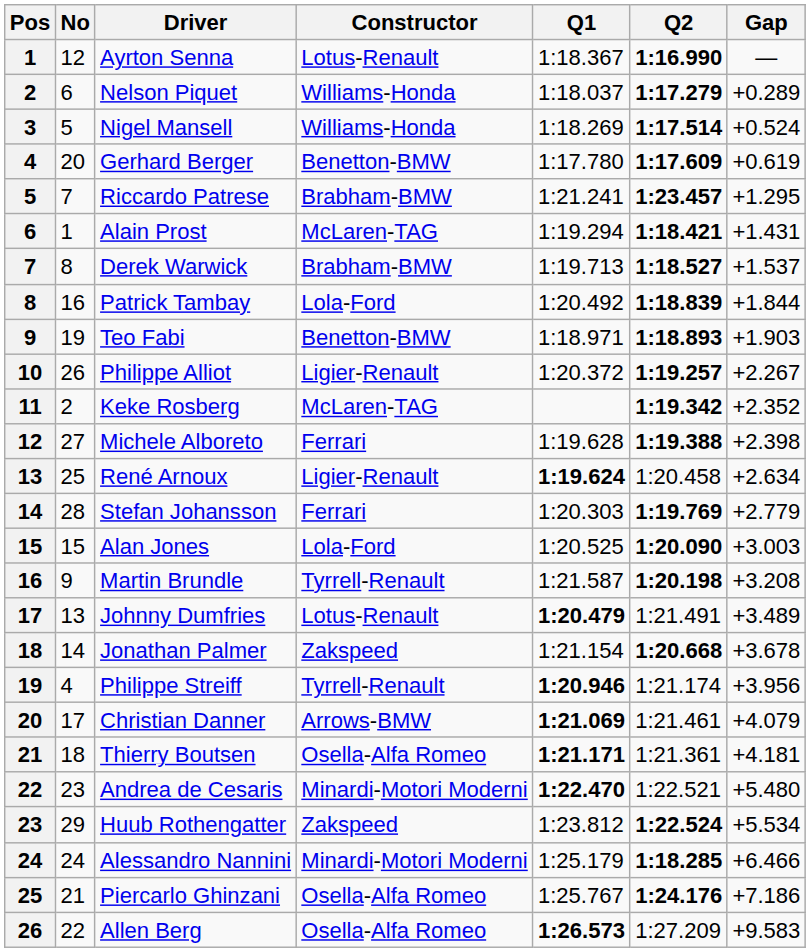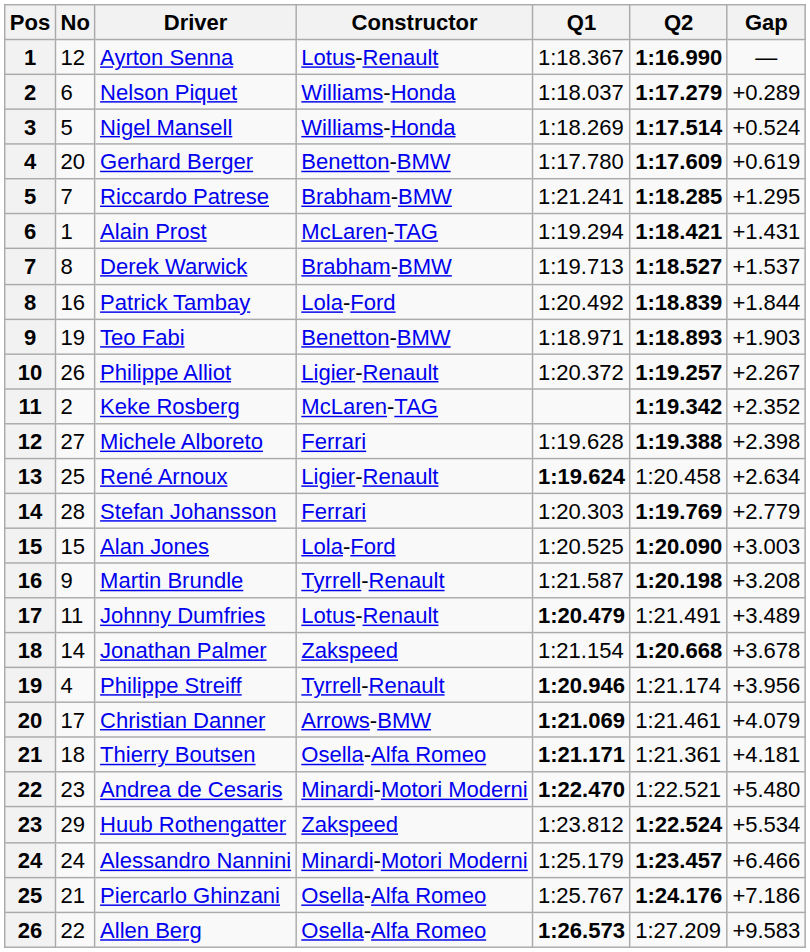(679, 197) 1:23.457 -> (679, 197) 1:18.285
(73, 615) 13 -> (72, 615) 11
(679, 860) 1:18.285 -> (679, 860) 1:23.457
